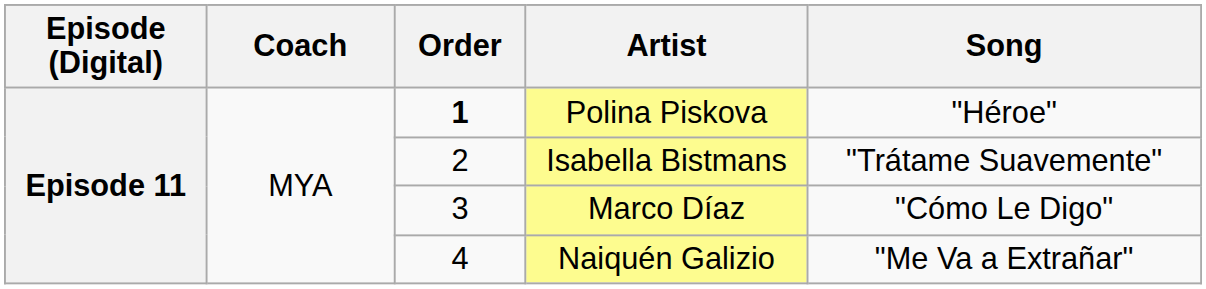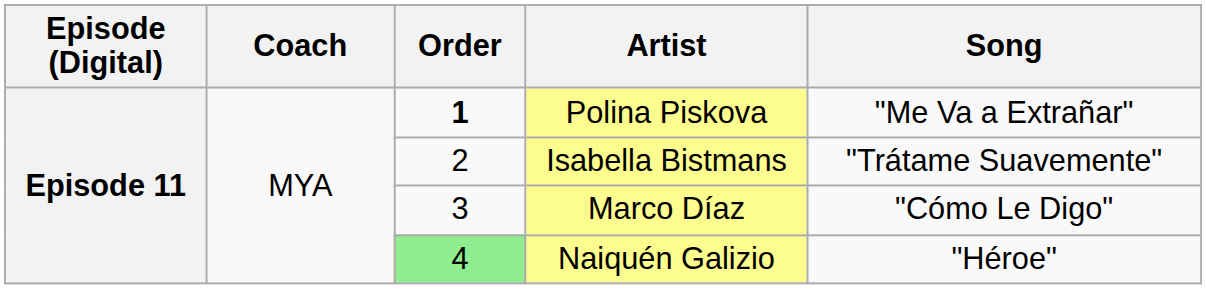(1004, 112) "Héroe" -> (1004, 112) "Me Va a Extrañar"
(460, 258) no background -> (460, 258) lightgreen background
(1004, 258) "Me Va a Extrañar" -> (1004, 258) "Héroe"
